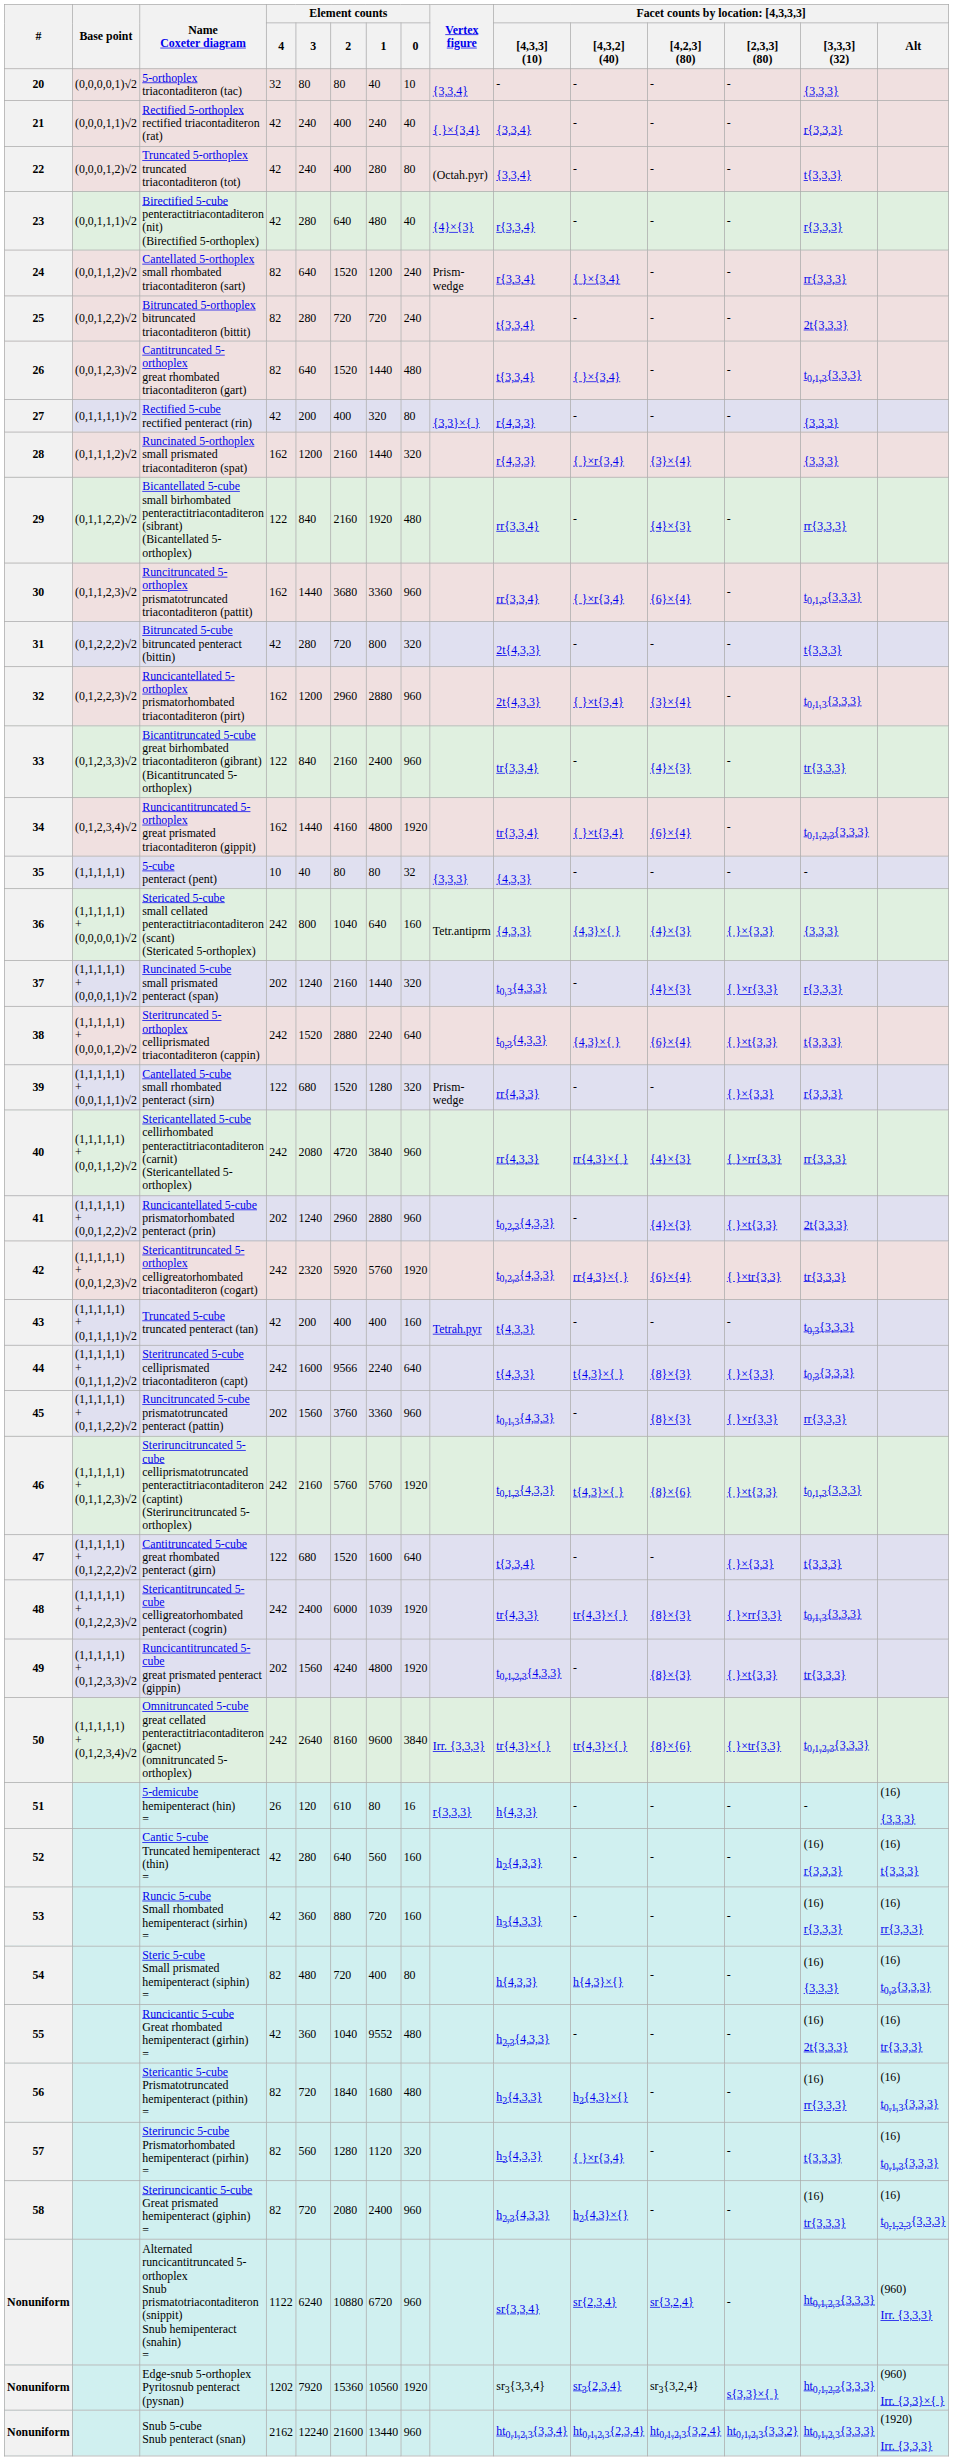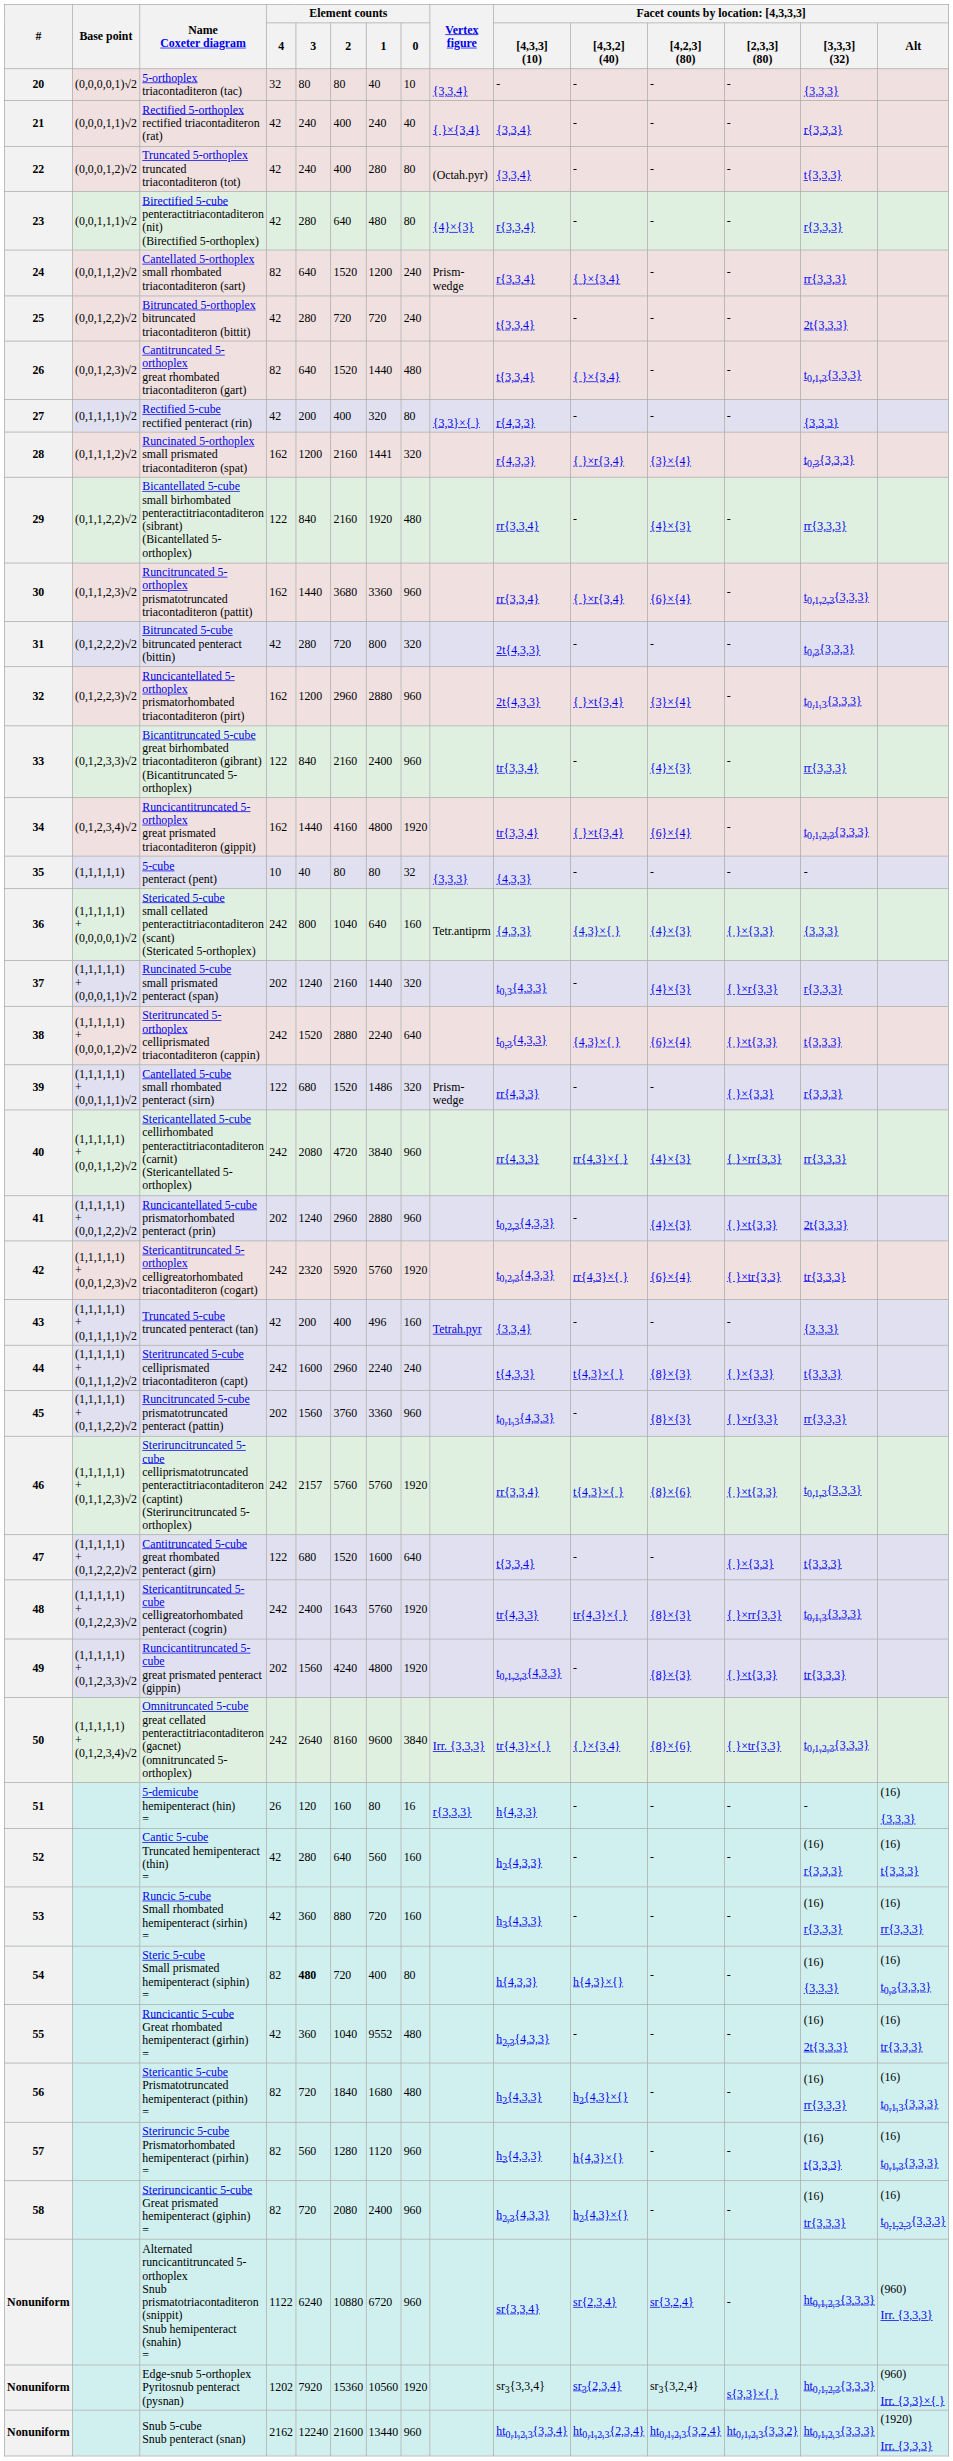(410, 220) 40 -> (410, 220) 80
(275, 318) 82 -> (275, 318) 42
(380, 454) 1440 -> (380, 454) 1441
(821, 461) {3,3,3} -> (829, 461) t0,3{3,3,3}
(833, 598) t0,1,3{3,3,3} -> (836, 598) t0,1,2,3{3,3,3}
(823, 650) t{3,3,3} -> (829, 650) t0,3{3,3,3}
(825, 768) tr{3,3,3} -> (825, 768) rr{3,3,3}
(380, 1087) 1280 -> (380, 1087) 1486
(377, 1322) 400 -> (377, 1322) 496
(515, 1329) t{4,3,3} -> (514, 1329) {3,3,4}
(829, 1329) t0,3{3,3,3} -> (821, 1329) {3,3,3}
(345, 1367) 9566 -> (345, 1367) 2960
(413, 1367) 640 -> (413, 1367) 240
(829, 1374) t0,3{3,3,3} -> (823, 1374) t{3,3,3}
(310, 1485) 2160 -> (310, 1485) 2157
(525, 1492) t0,1,3{4,3,3} -> (518, 1492) rr{3,3,4}
(345, 1609) 6000 -> (345, 1609) 1643
(380, 1609) 1039 -> (380, 1609) 5760
(600, 1746) tr{4,3}×{ } -> (597, 1746) { }×{3,4}
(342, 1805) 610 -> (342, 1805) 160
(307, 1975) normal -> (307, 1975) bold
(413, 2151) 320 -> (413, 2151) 960
(599, 2158) { }×r{3,4} -> (598, 2158) h{4,3}×{}
(823, 2158) t{3,3,3} -> (823, 2151) (16) t{3,3,3}
